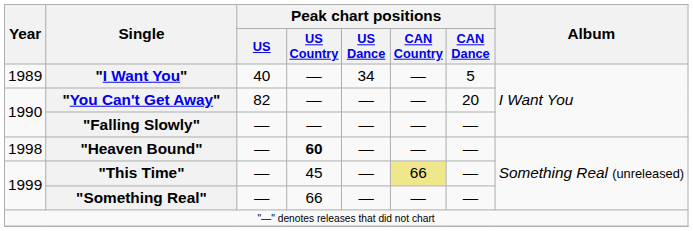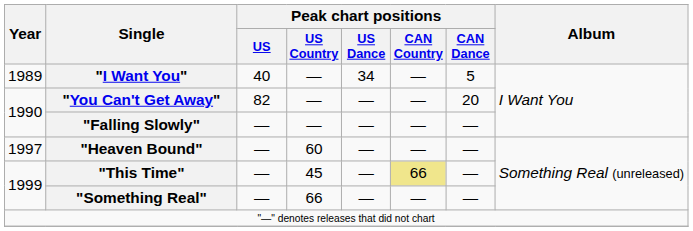(25, 148) 1998 -> (25, 148) 1997
(314, 148) bold -> (314, 148) normal
